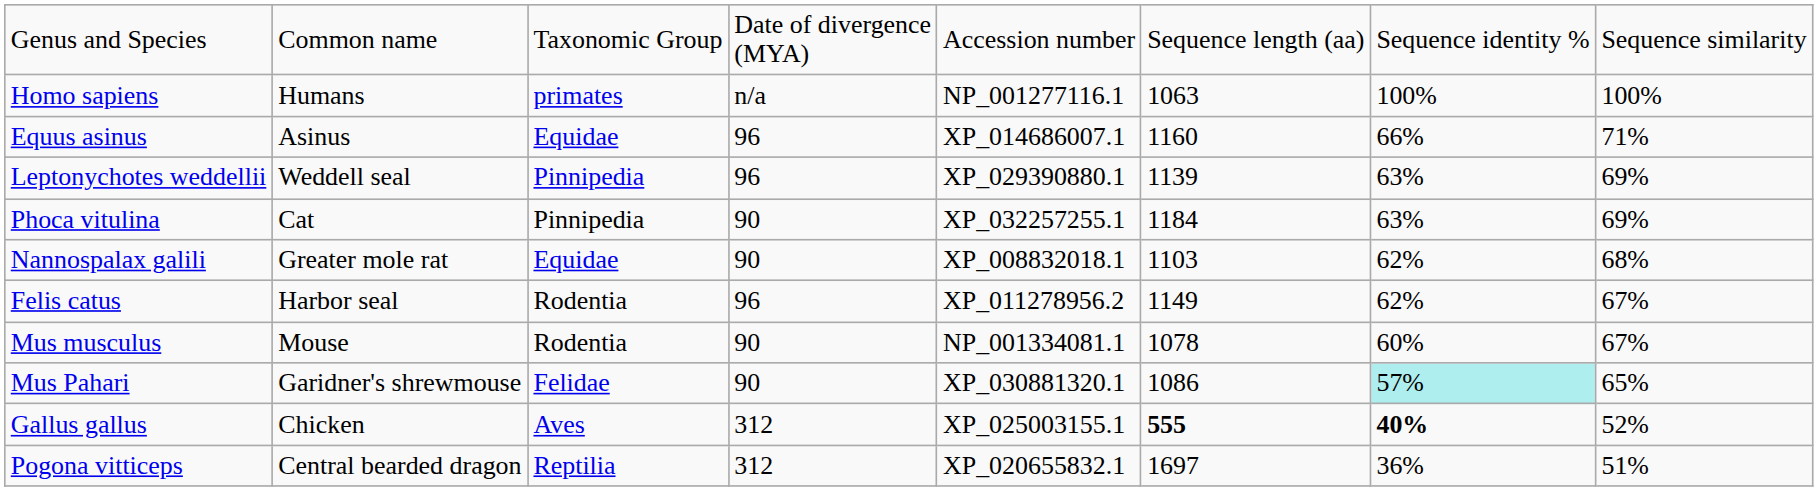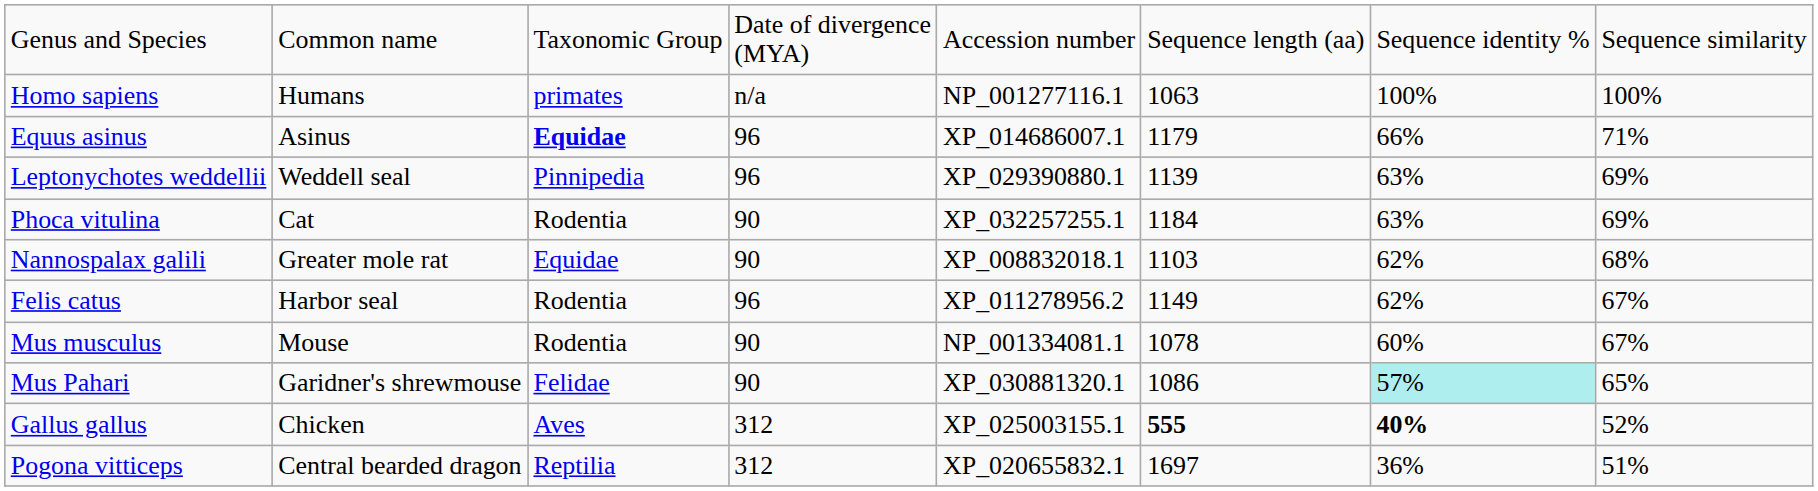(576, 136) normal -> (580, 136) bold
(1173, 136) 1160 -> (1173, 136) 1179
(589, 218) Pinnipedia -> (580, 218) Rodentia
